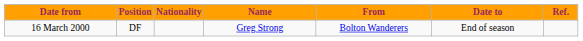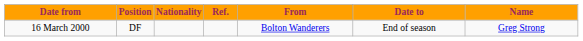columns swapped: (260, 12) <-> (561, 12)
